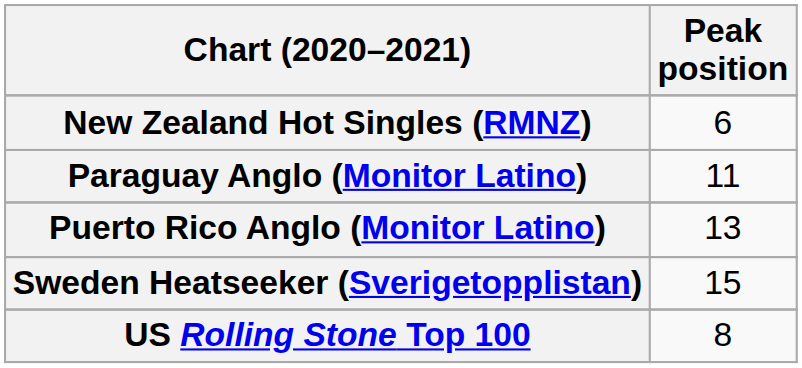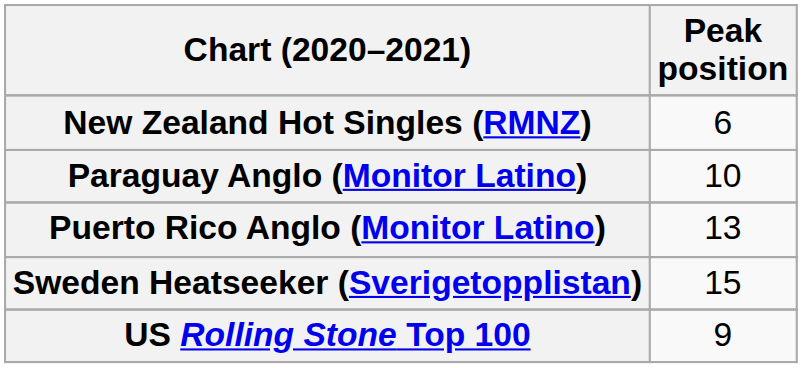(723, 175) 11 -> (723, 175) 10
(723, 335) 8 -> (723, 335) 9
